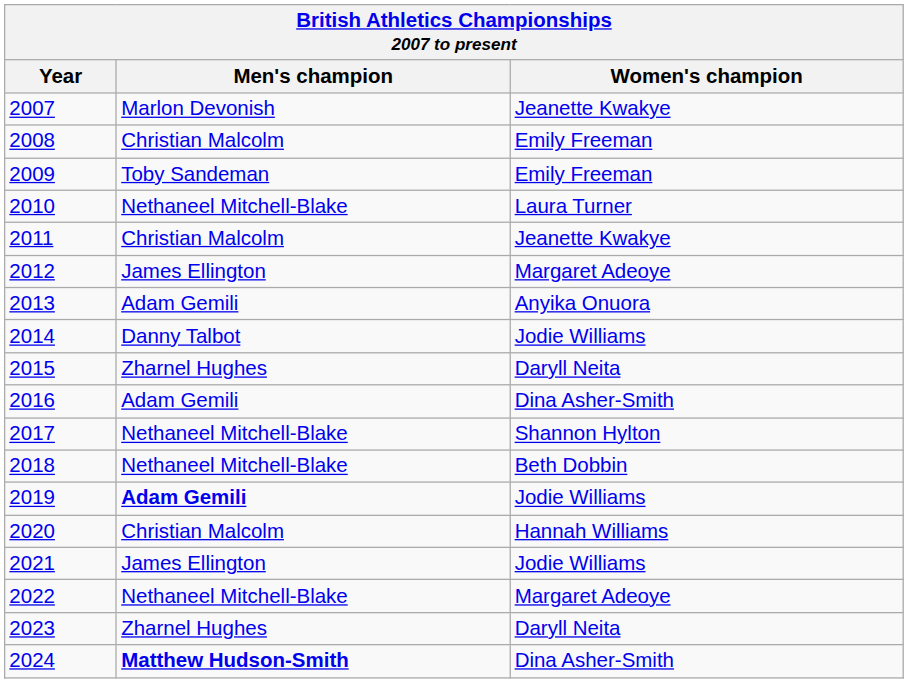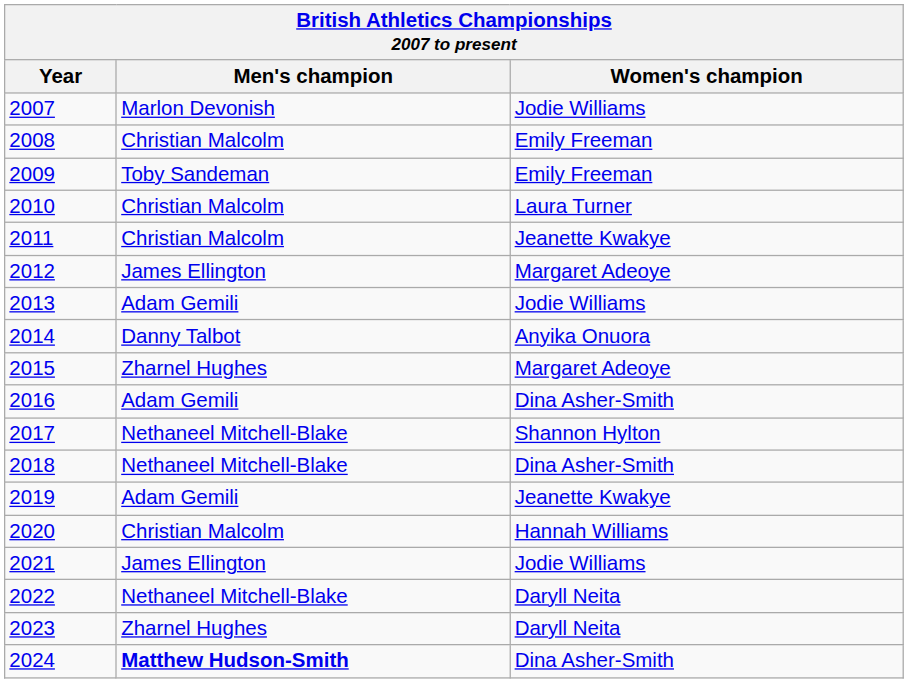(593, 108) Jeanette Kwakye -> (580, 108) Jodie Williams
(234, 206) Nethaneel Mitchell-Blake -> (203, 206) Christian Malcolm
(582, 303) Anyika Onuora -> (580, 303) Jodie Williams
(580, 336) Jodie Williams -> (582, 336) Anyika Onuora
(568, 368) Daryll Neita -> (593, 368) Margaret Adeoye
(571, 466) Beth Dobbin -> (594, 466) Dina Asher-Smith
(184, 498) bold -> (180, 498) normal
(580, 498) Jodie Williams -> (593, 498) Jeanette Kwakye
(593, 595) Margaret Adeoye -> (568, 595) Daryll Neita
